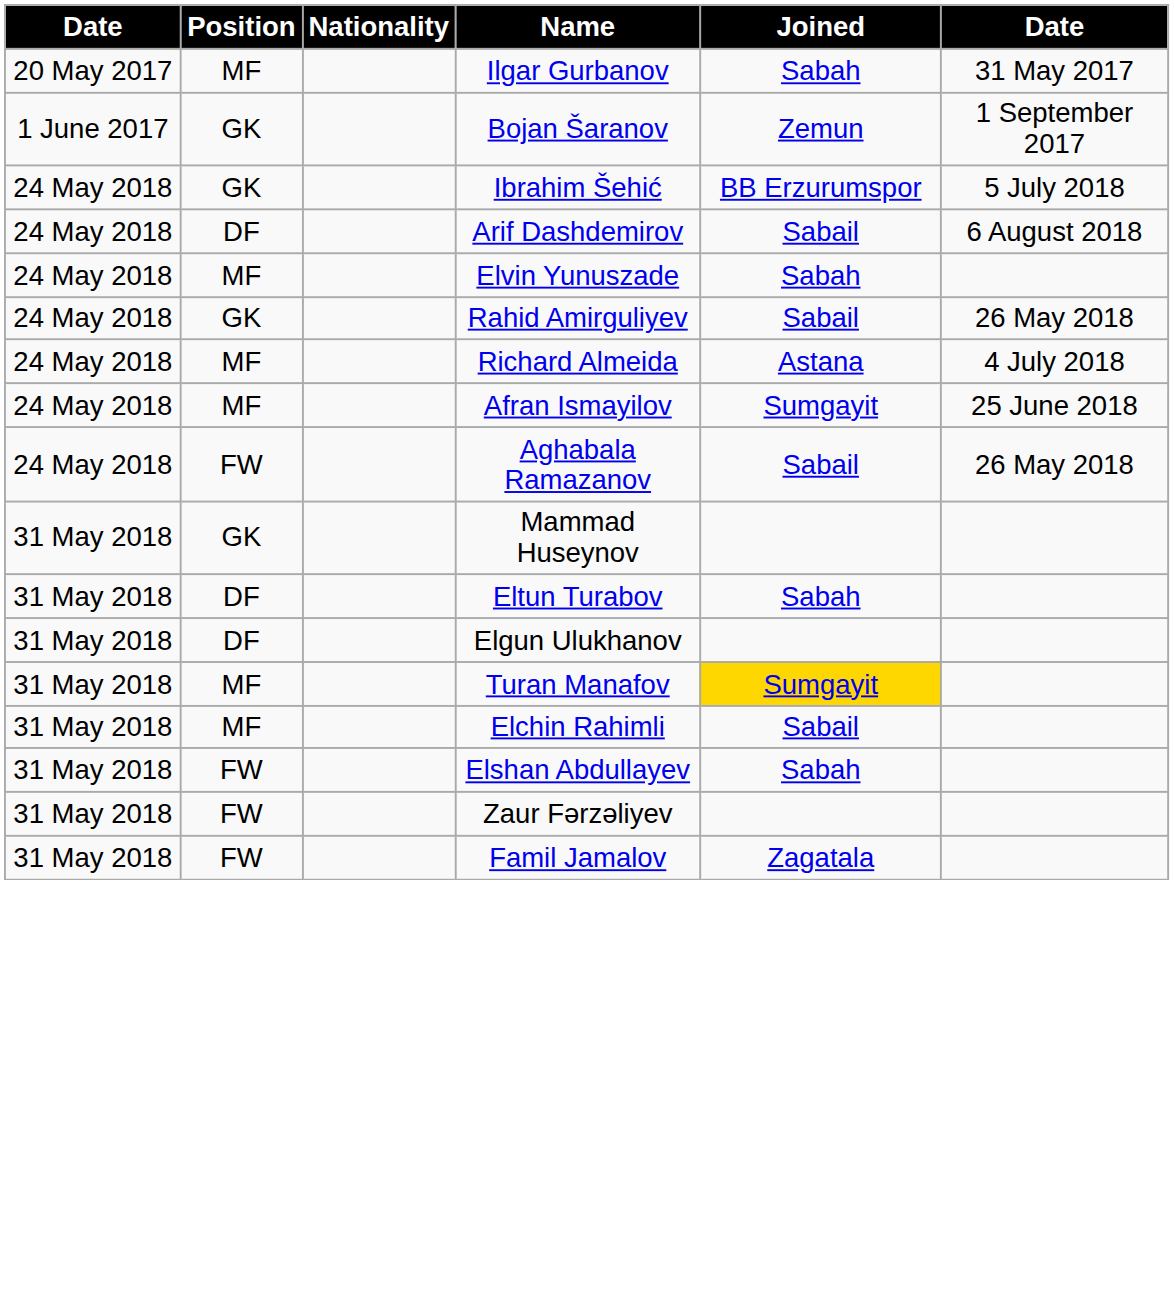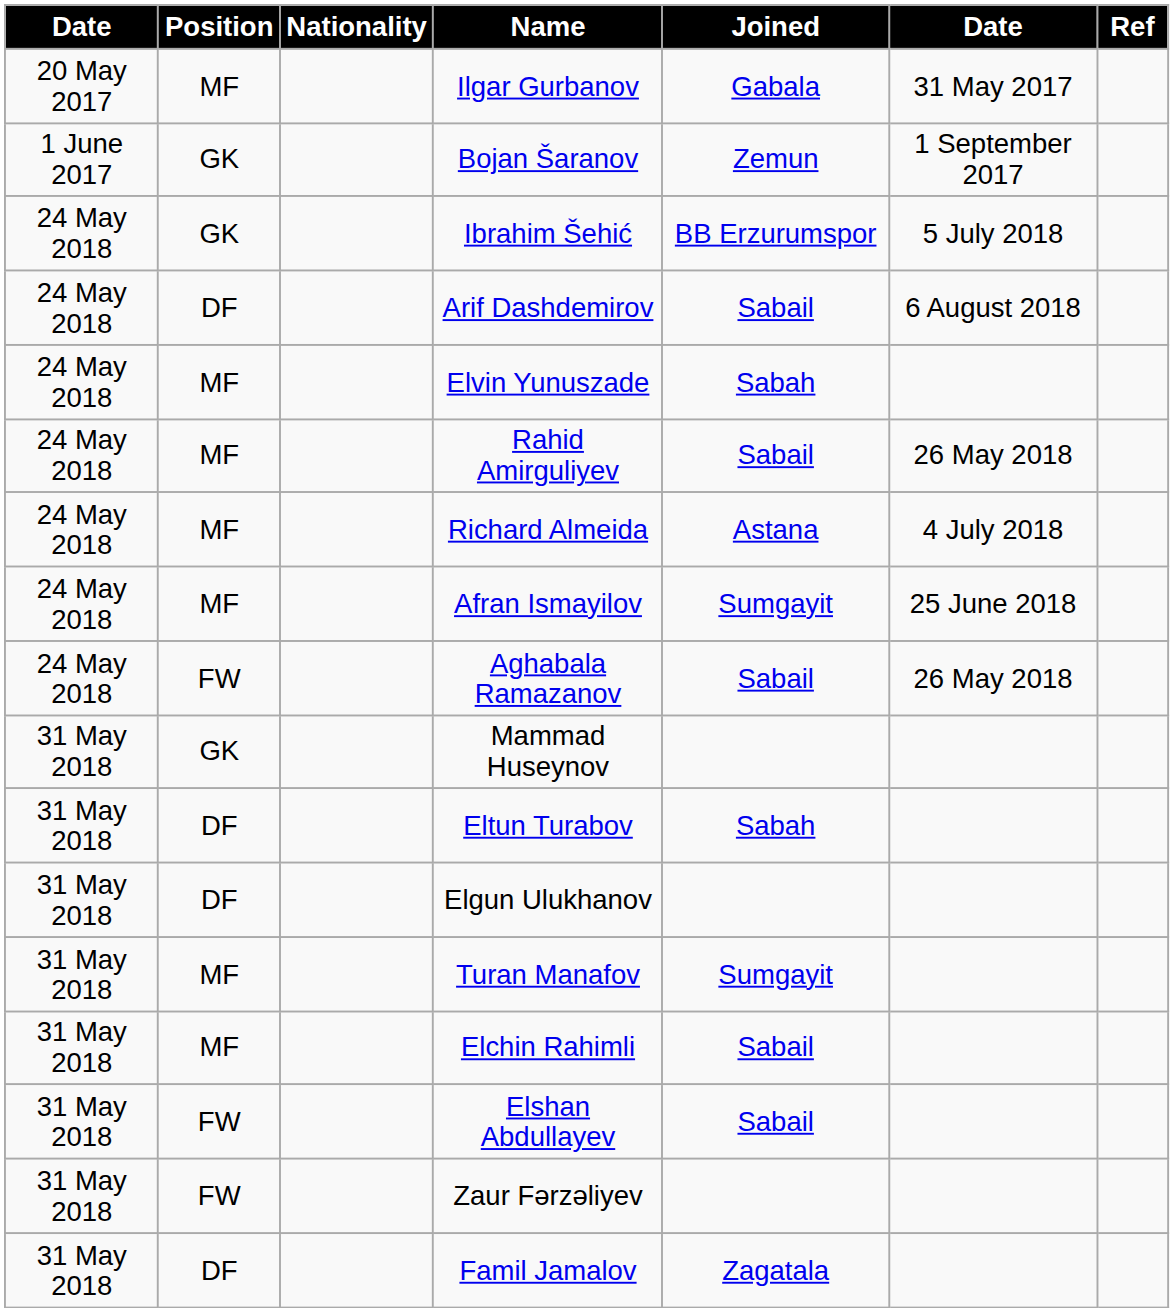+ column: (1132, 27)
(821, 71) Sabah -> (776, 86) Gabala
(241, 318) GK -> (219, 456) MF
(821, 684) gold background -> (776, 974) no background
(821, 771) Sabah -> (776, 1122) Sabail
(241, 857) FW -> (219, 1270) DF
